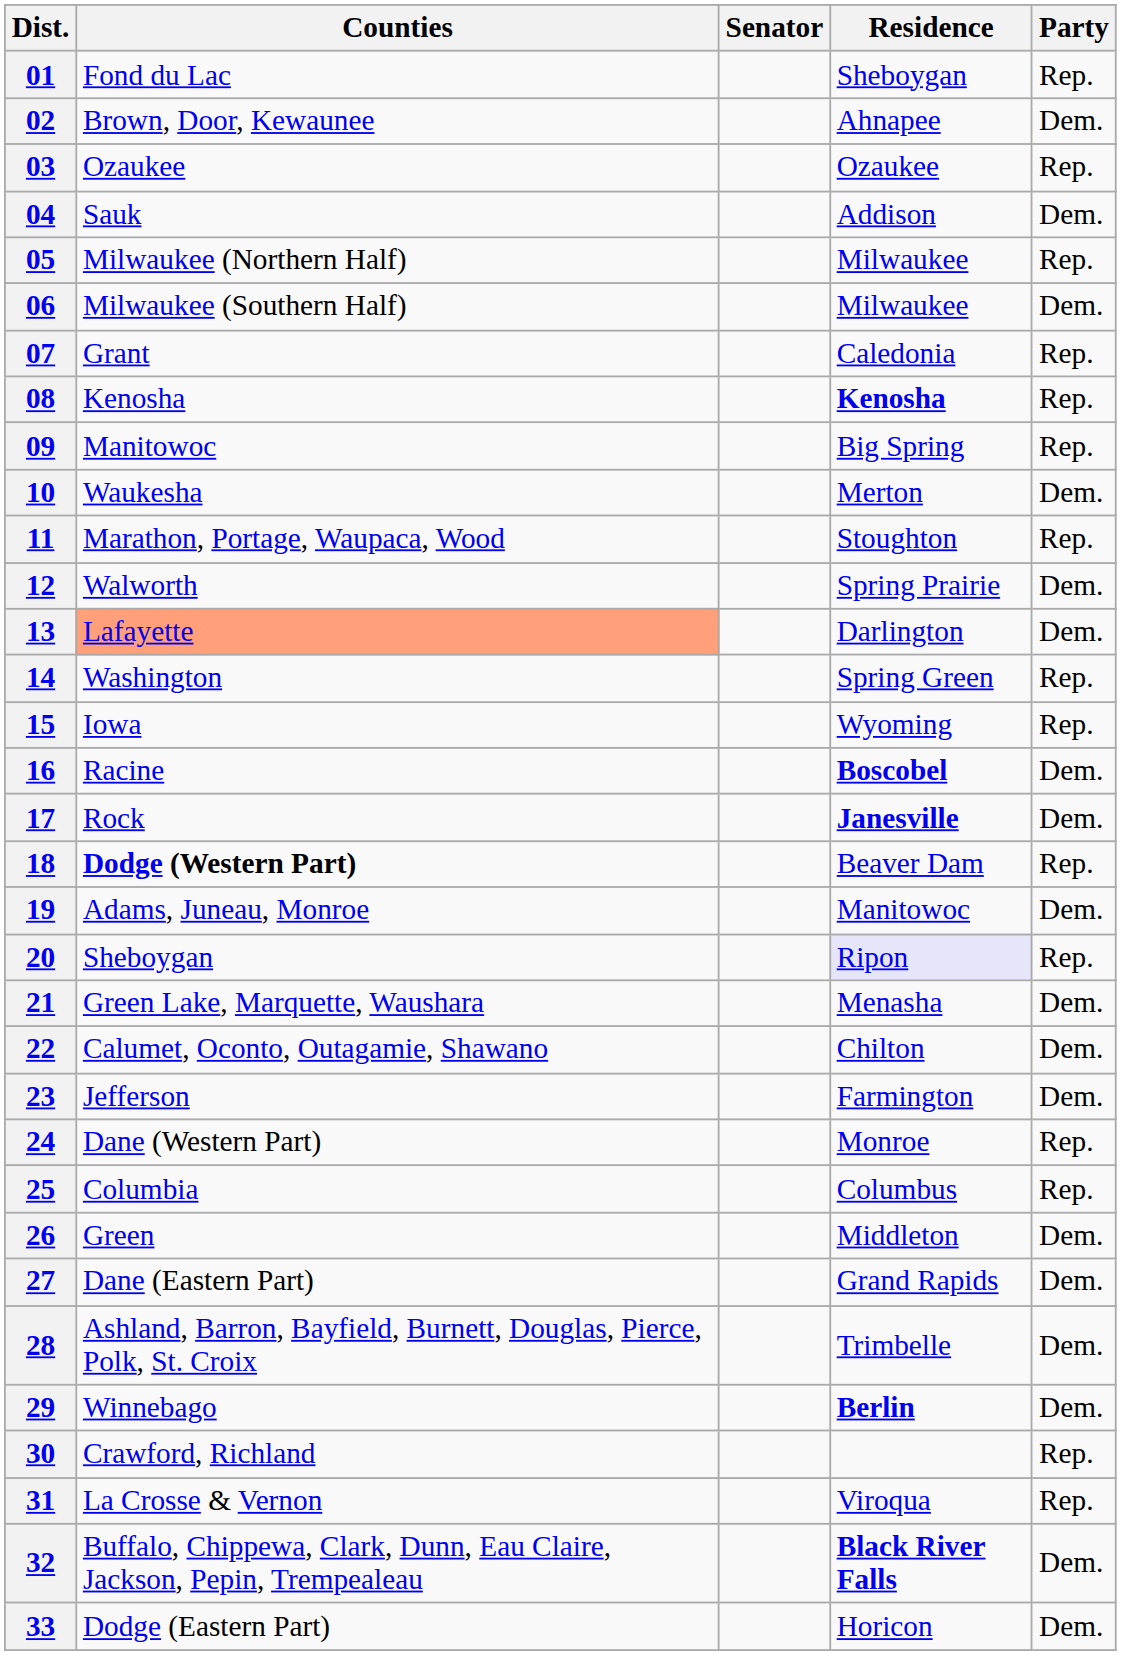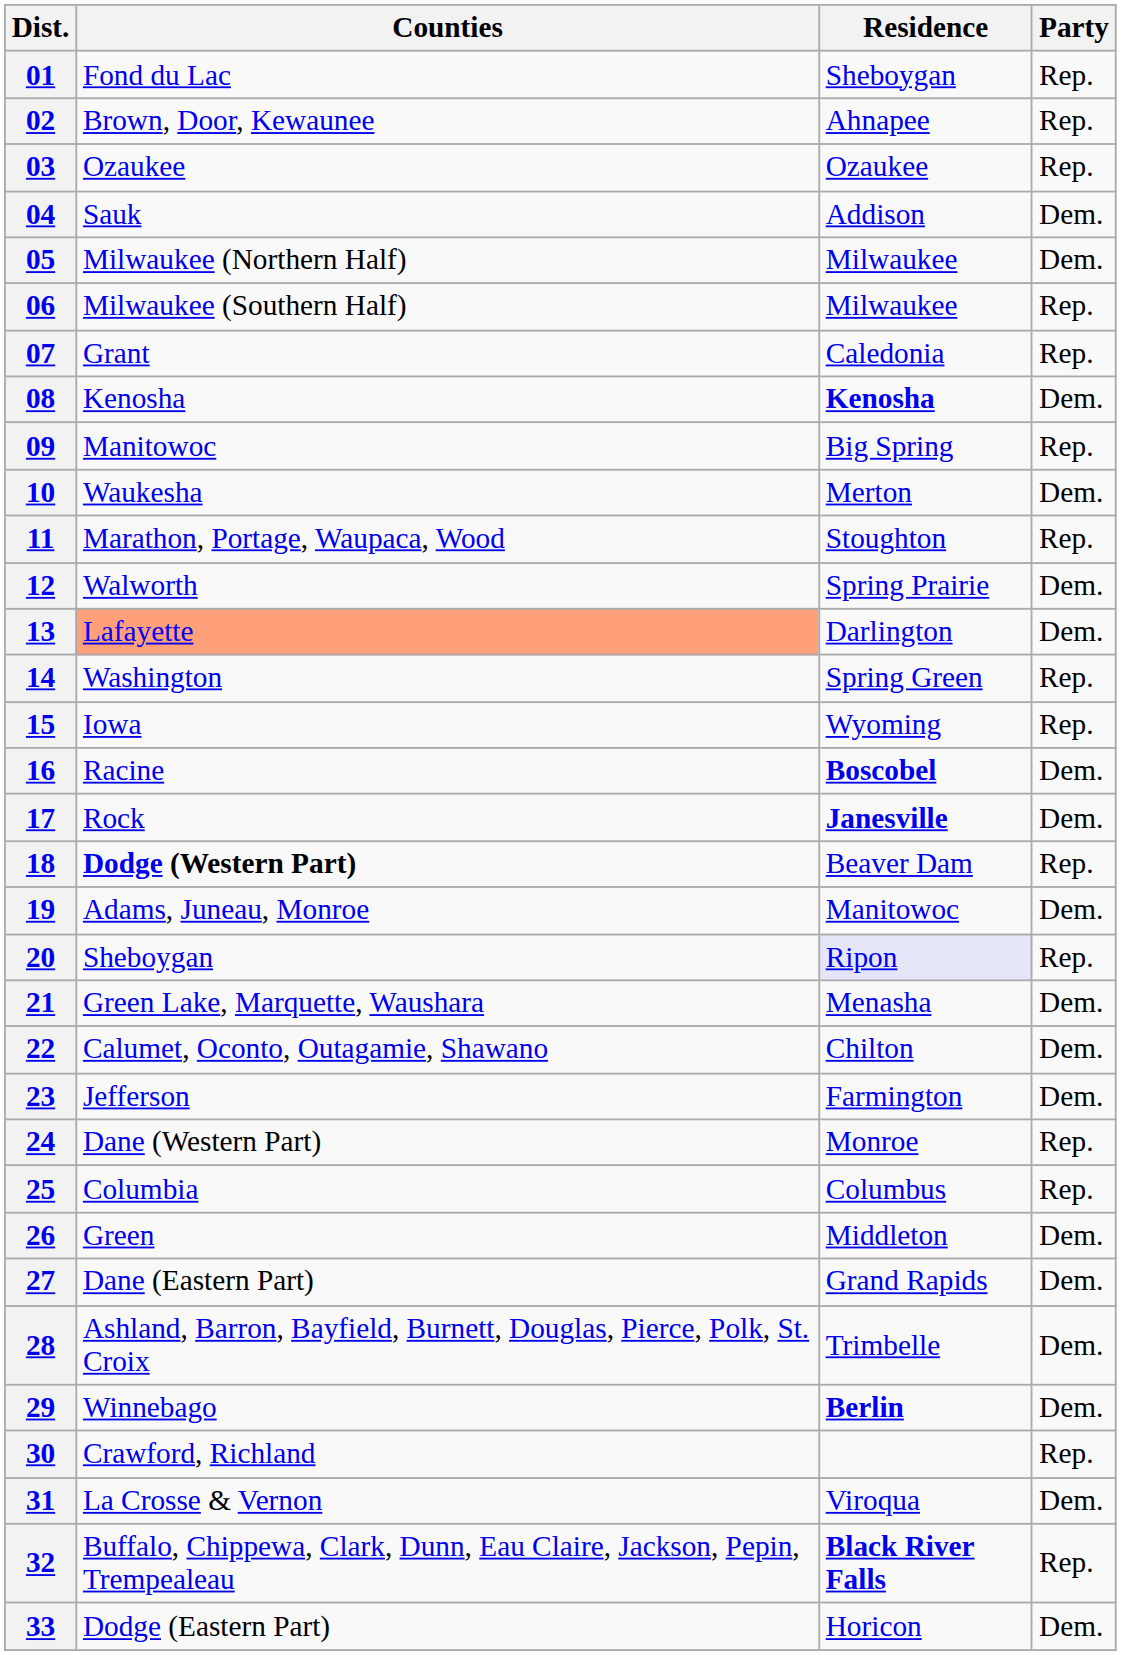- column: (774, 27)
(1071, 120) Dem. -> (1066, 120) Rep.
(1066, 259) Rep. -> (1071, 259) Dem.
(1071, 306) Dem. -> (1066, 306) Rep.
(1066, 399) Rep. -> (1071, 399) Dem.
(1066, 1500) Rep. -> (1071, 1500) Dem.
(1071, 1563) Dem. -> (1066, 1563) Rep.
